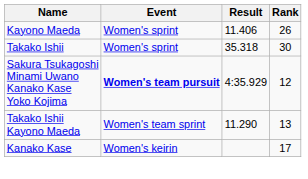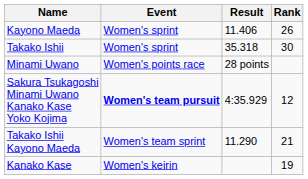+ row: (43, 64)
(285, 124) 13 -> (287, 142) 21
(285, 148) 17 -> (287, 165) 19
